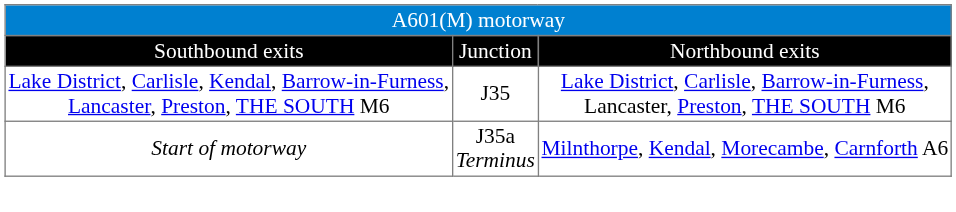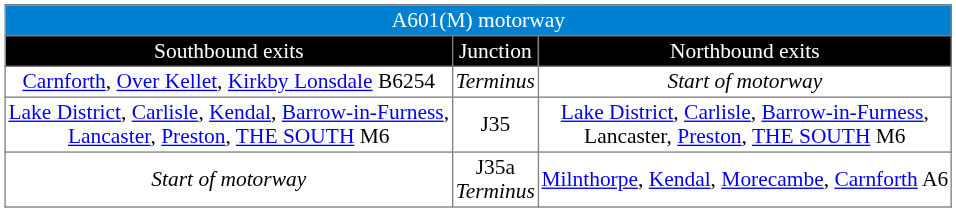+ row: (229, 81)
